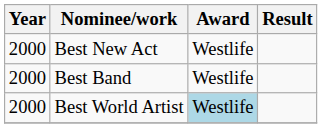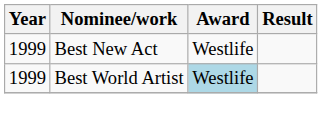(27, 48) 2000 -> (27, 48) 1999
- row: (93, 78)
(27, 107) 2000 -> (27, 78) 1999
